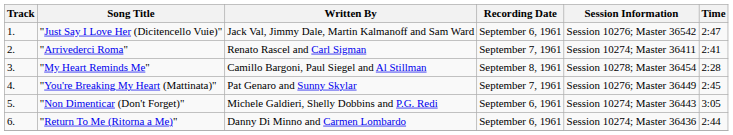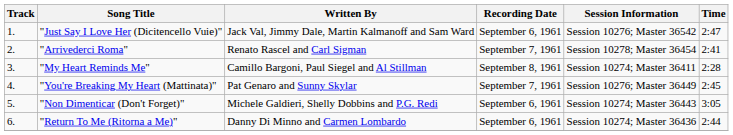(631, 49) Session 10274; Master 36411 -> (631, 49) Session 10278; Master 36454
(631, 67) Session 10278; Master 36454 -> (631, 67) Session 10274; Master 36411
